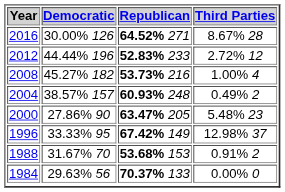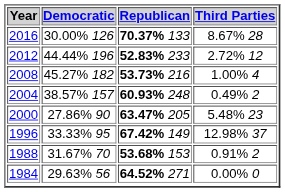(155, 36) 64.52% 271 -> (155, 36) 70.37% 133
(155, 173) 70.37% 133 -> (155, 173) 64.52% 271
